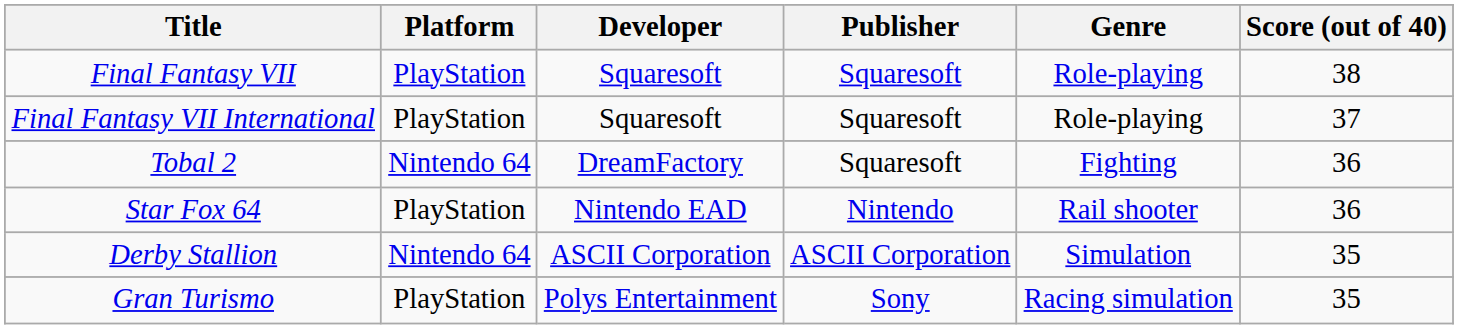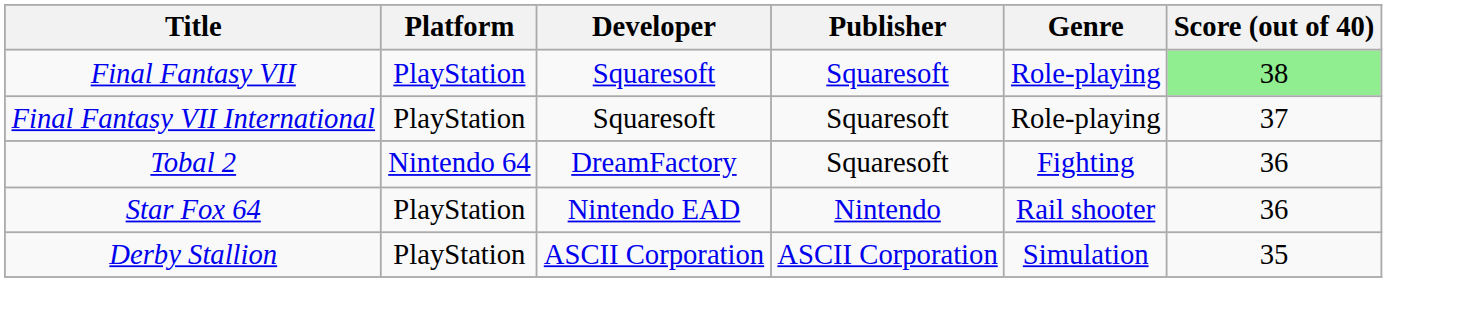(1346, 72) no background -> (1274, 72) lightgreen background
(459, 254) Nintendo 64 -> (459, 254) PlayStation
- row: (193, 299)
